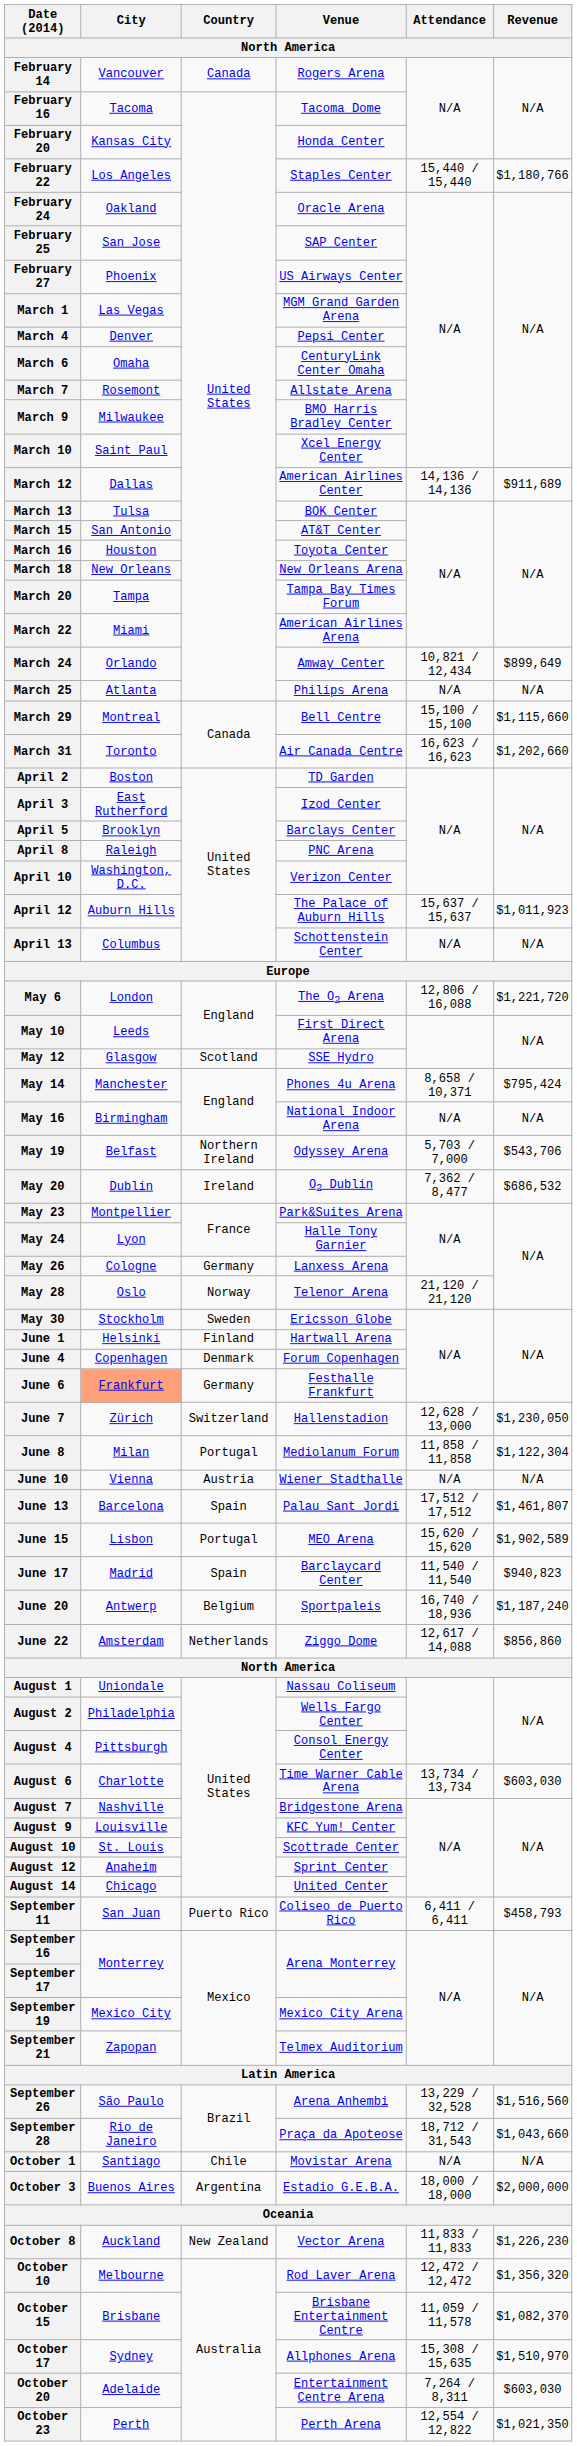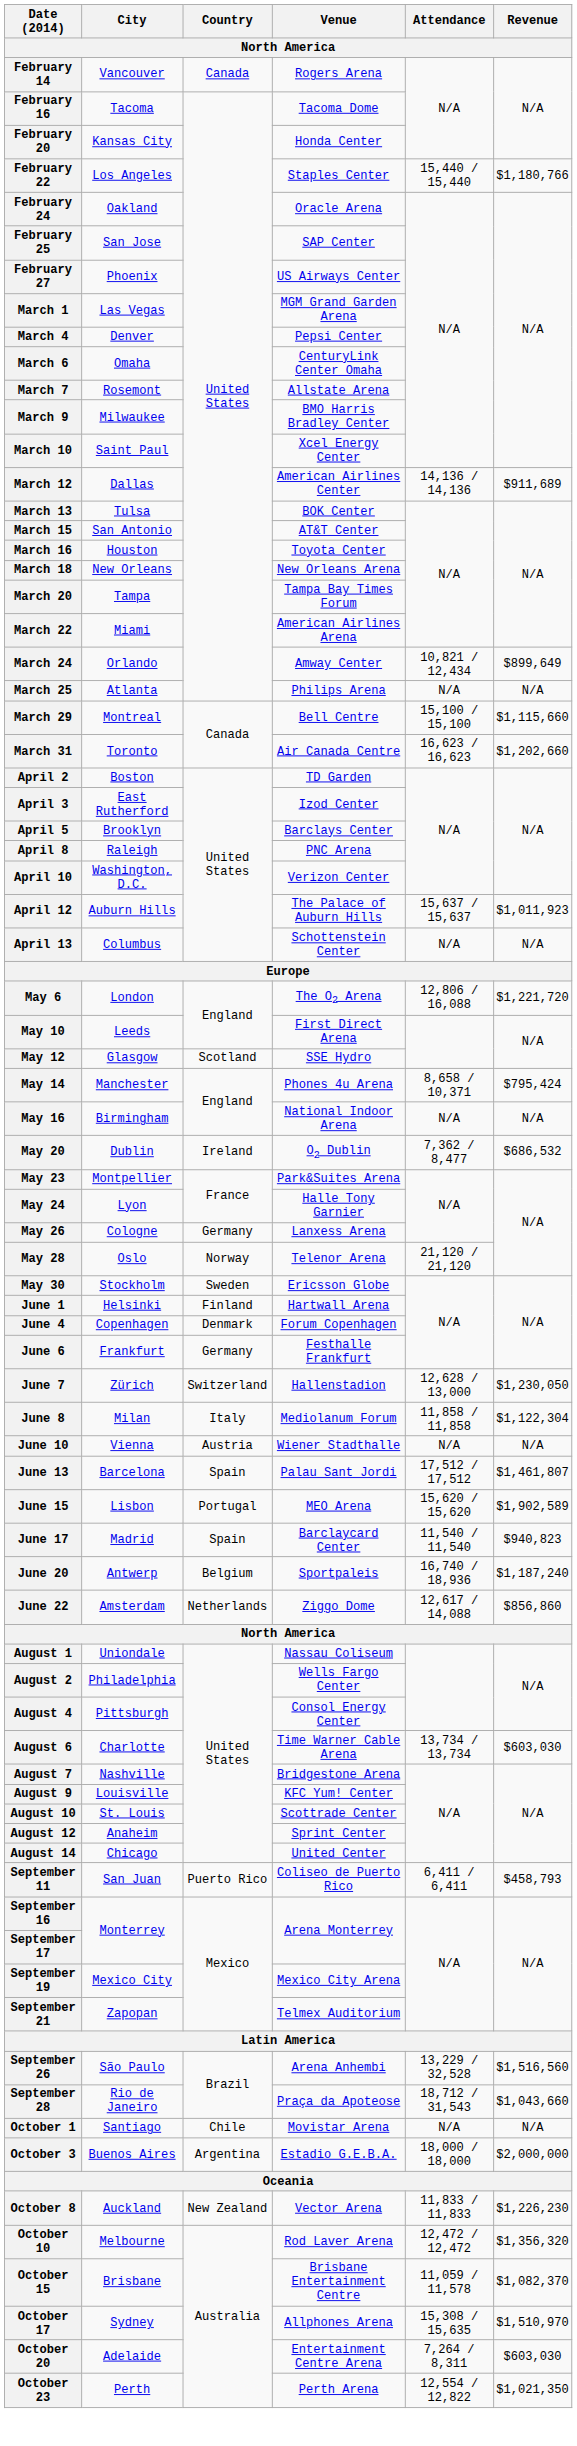- row: (43, 1152)
(131, 1386) lightsalmon background -> (132, 1352) no background
(229, 1453) Portugal -> (227, 1419) Italy
